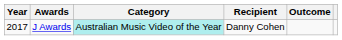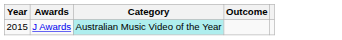- column: (255, 12)
(17, 27) 2017 -> (17, 27) 2015
